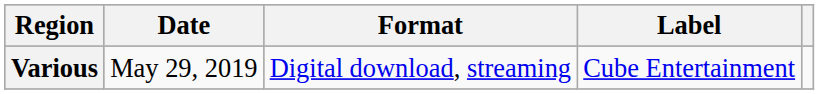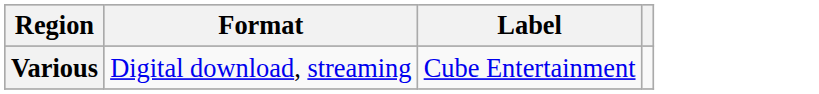- column: (184, 25)
